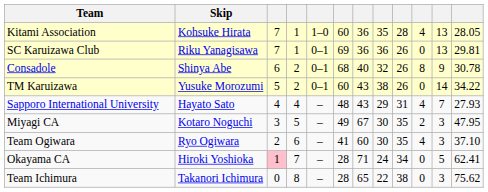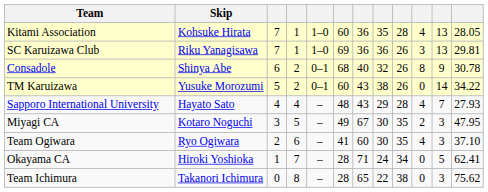(320, 50) 0–1 -> (320, 50) 1–0
(422, 50) 0 -> (422, 50) 3
(402, 104) 31 -> (402, 104) 28
(277, 159) pink background -> (277, 159) no background
